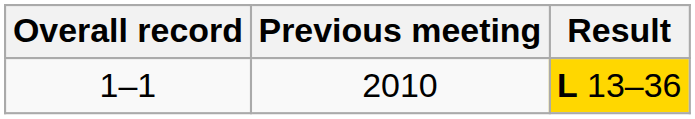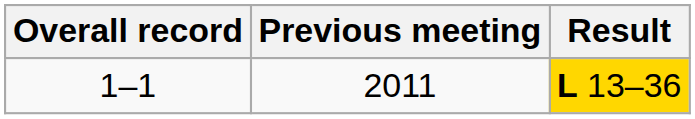(400, 85) 2010 -> (400, 85) 2011
